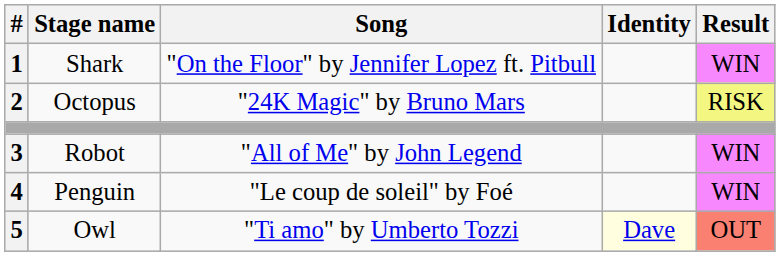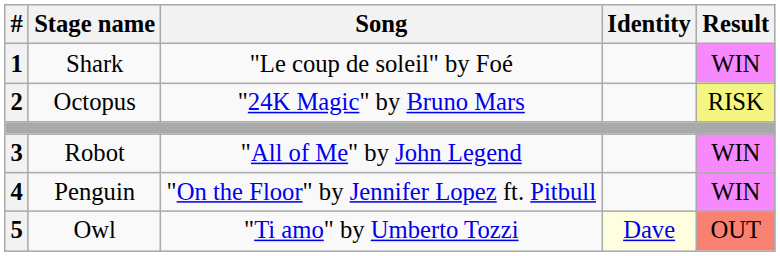(381, 63) "On the Floor" by Jennifer Lopez ft. Pitbull -> (381, 63) "Le coup de soleil" by Foé
(381, 191) "Le coup de soleil" by Foé -> (381, 191) "On the Floor" by Jennifer Lopez ft. Pitbull
